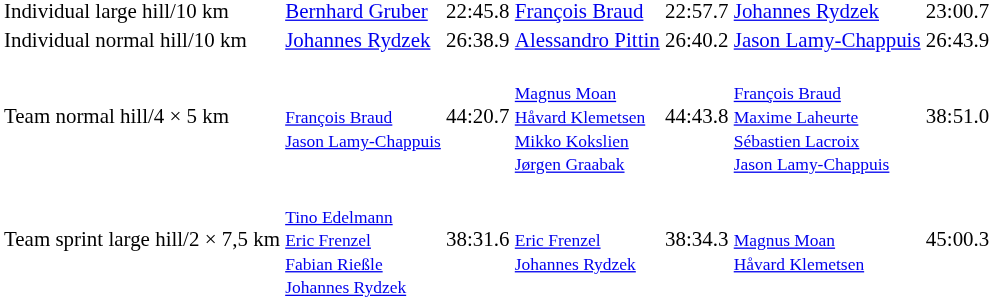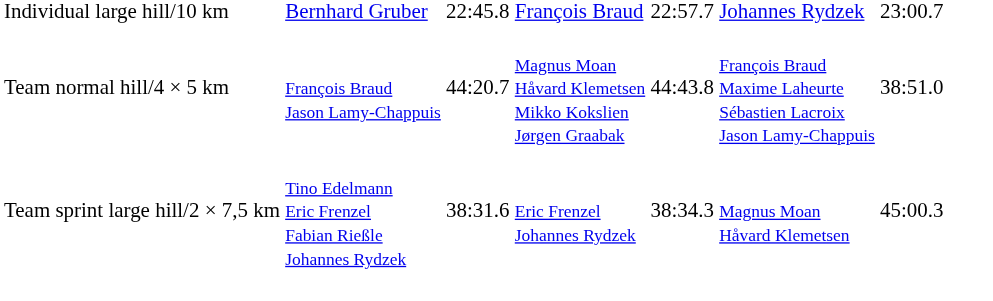- row: (125, 40)
